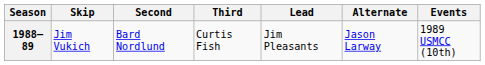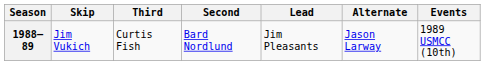columns swapped: (227, 13) <-> (154, 13)
